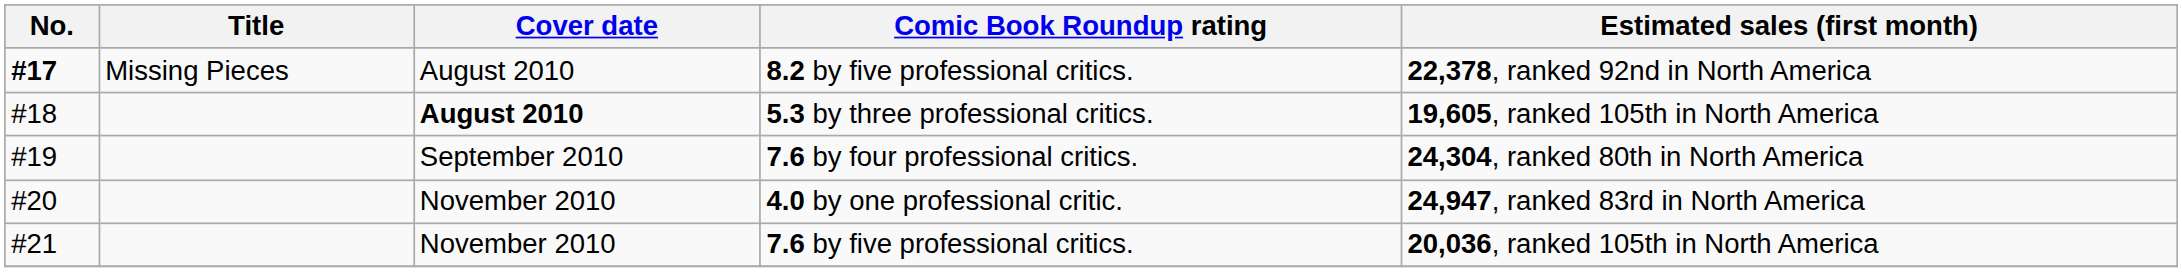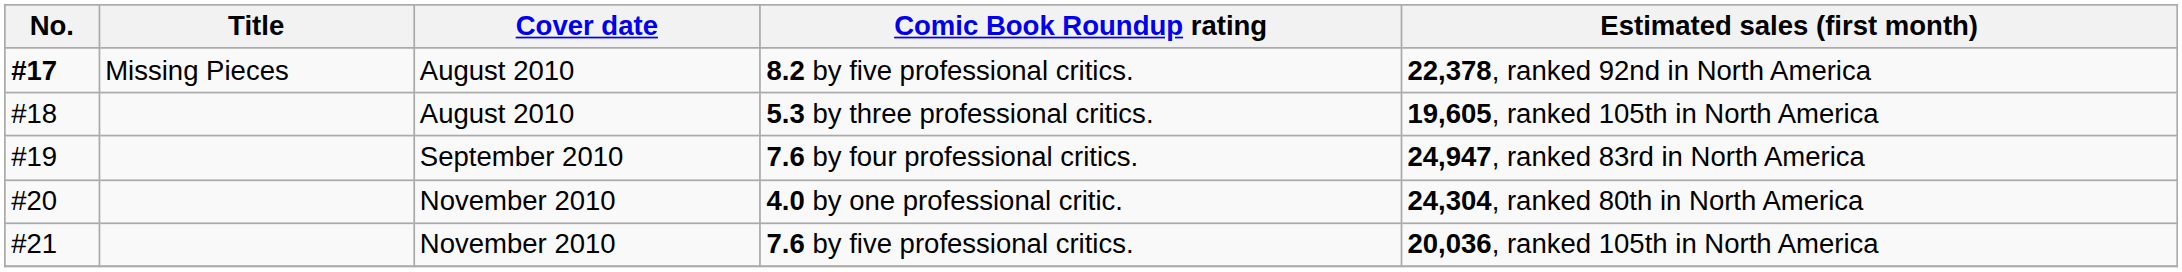(502, 113) bold -> (497, 113) normal
(1635, 157) 24,304, ranked 80th in North America -> (1636, 157) 24,947, ranked 83rd in North America
(1636, 200) 24,947, ranked 83rd in North America -> (1635, 200) 24,304, ranked 80th in North America
